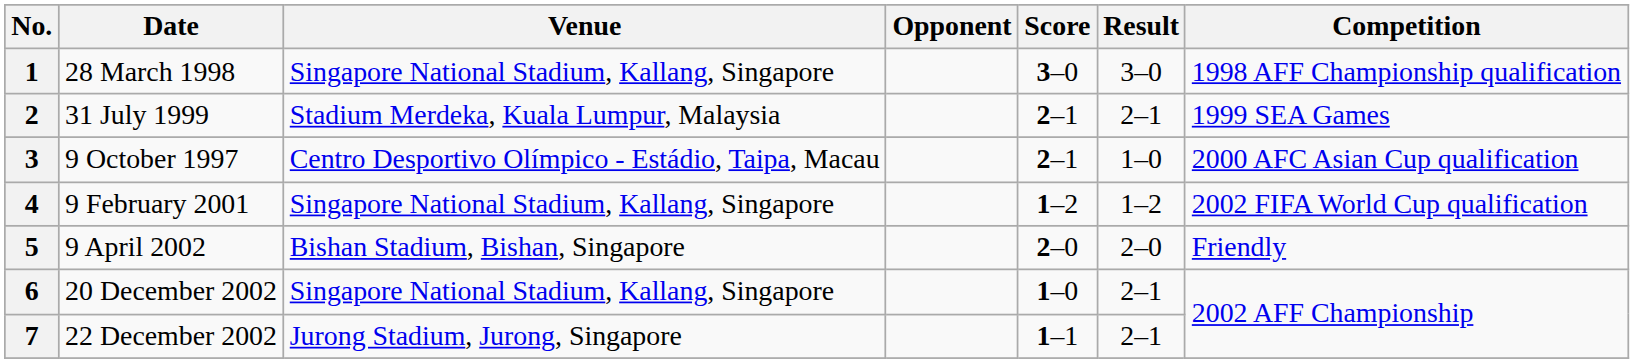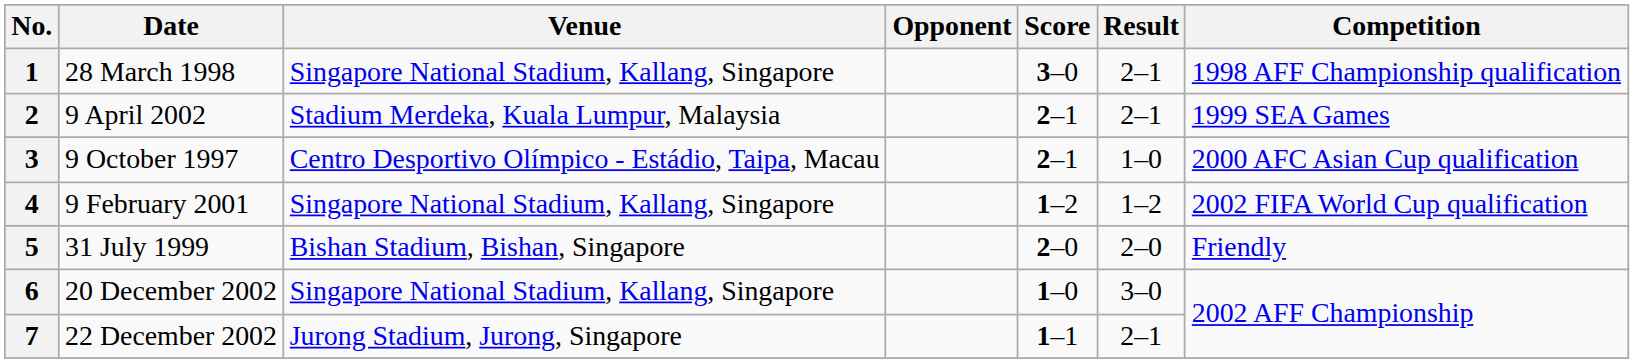(1141, 70) 3–0 -> (1141, 70) 2–1
(137, 114) 31 July 1999 -> (135, 114) 9 April 2002
(135, 247) 9 April 2002 -> (137, 247) 31 July 1999
(1141, 291) 2–1 -> (1141, 291) 3–0
